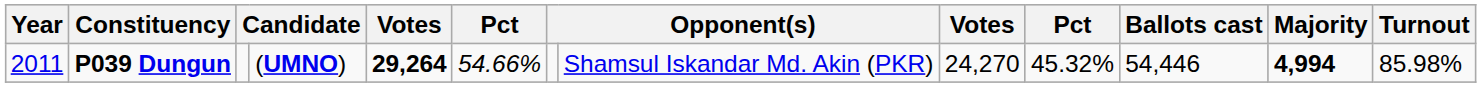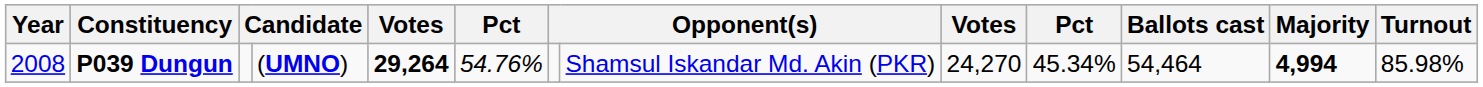(37, 63) 2011 -> (38, 63) 2008
(500, 63) 54.66% -> (501, 63) 54.76%
(1072, 63) 45.32% -> (1074, 63) 45.34%
(1163, 63) 54,446 -> (1164, 63) 54,464
